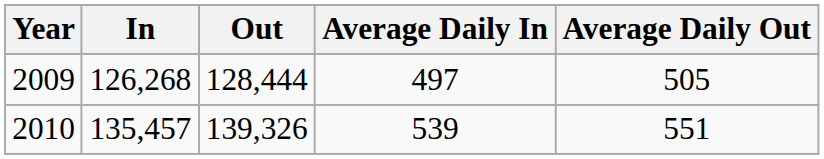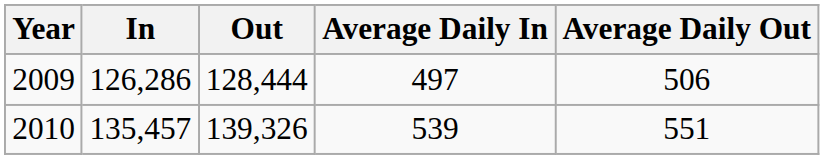(140, 79) 126,268 -> (140, 79) 126,286
(687, 79) 505 -> (687, 79) 506
